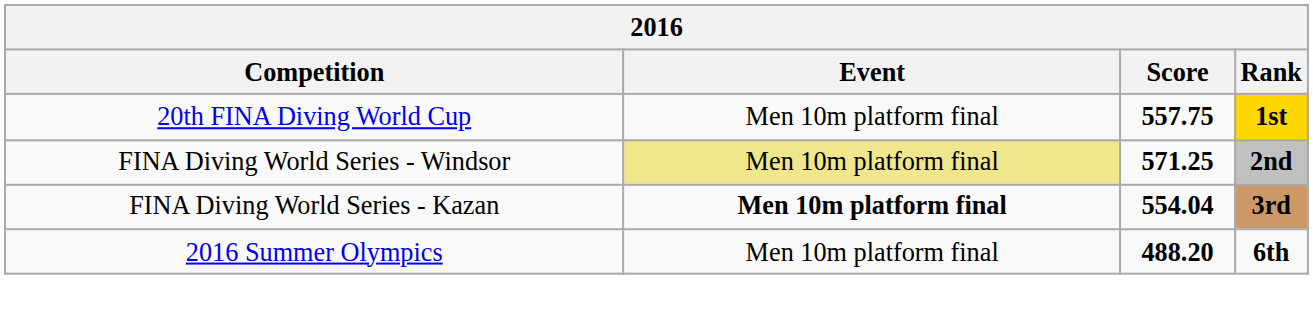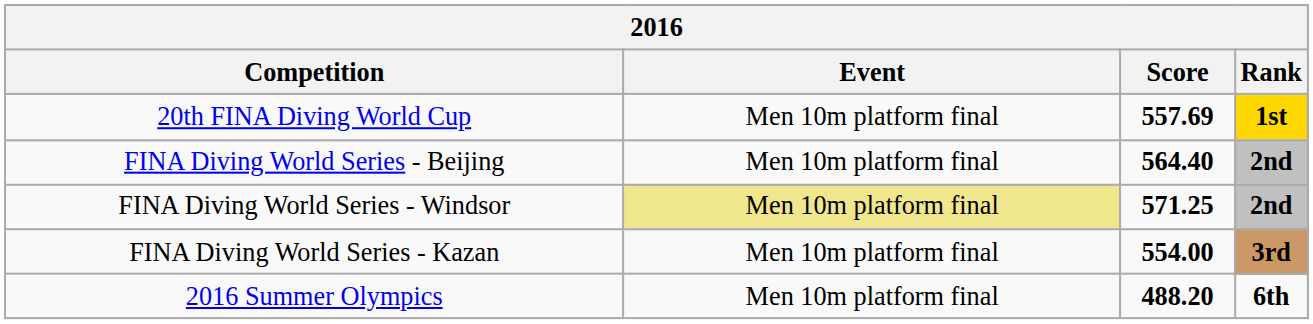(1178, 116) 557.75 -> (1178, 116) 557.69
+ row: (314, 161)
(872, 206) bold -> (872, 251) normal
(1178, 206) 554.04 -> (1178, 251) 554.00
